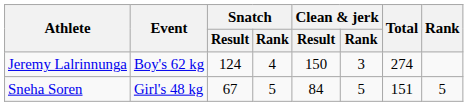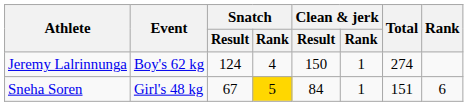(361, 64) 3 -> (361, 64) 1
(272, 89) no background -> (272, 89) gold background
(361, 89) 5 -> (361, 89) 1
(442, 89) 5 -> (442, 89) 6
